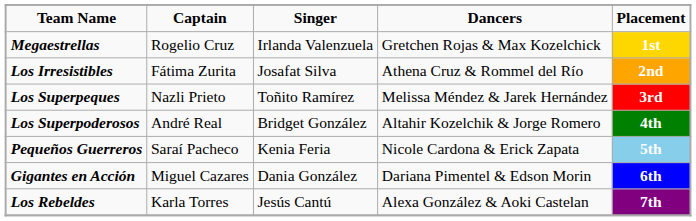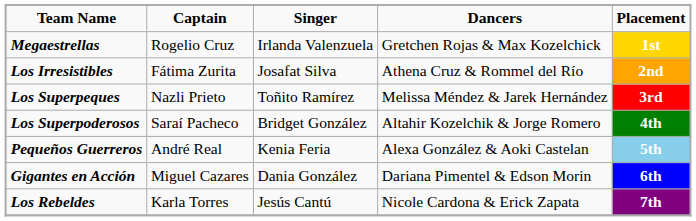(187, 123) André Real -> (195, 123) Saraí Pacheco
(195, 149) Saraí Pacheco -> (187, 149) André Real
(481, 149) Nicole Cardona & Erick Zapata -> (485, 149) Alexa González & Aoki Castelan
(485, 201) Alexa González & Aoki Castelan -> (481, 201) Nicole Cardona & Erick Zapata
